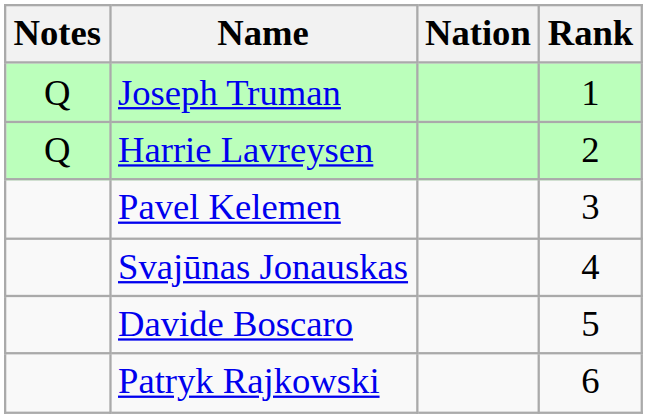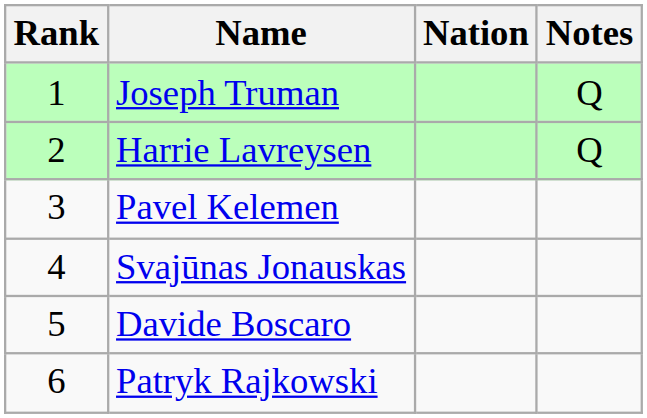columns swapped: (590, 33) <-> (57, 33)
